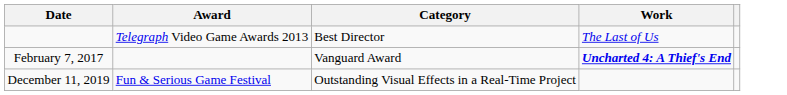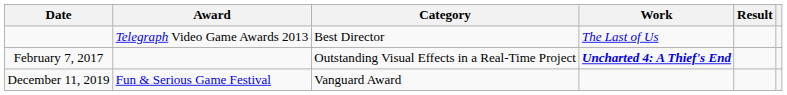+ column: (755, 15)
(358, 58) Vanguard Award -> (445, 58) Outstanding Visual Effects in a Real-Time Project
(445, 80) Outstanding Visual Effects in a Real-Time Project -> (358, 80) Vanguard Award
